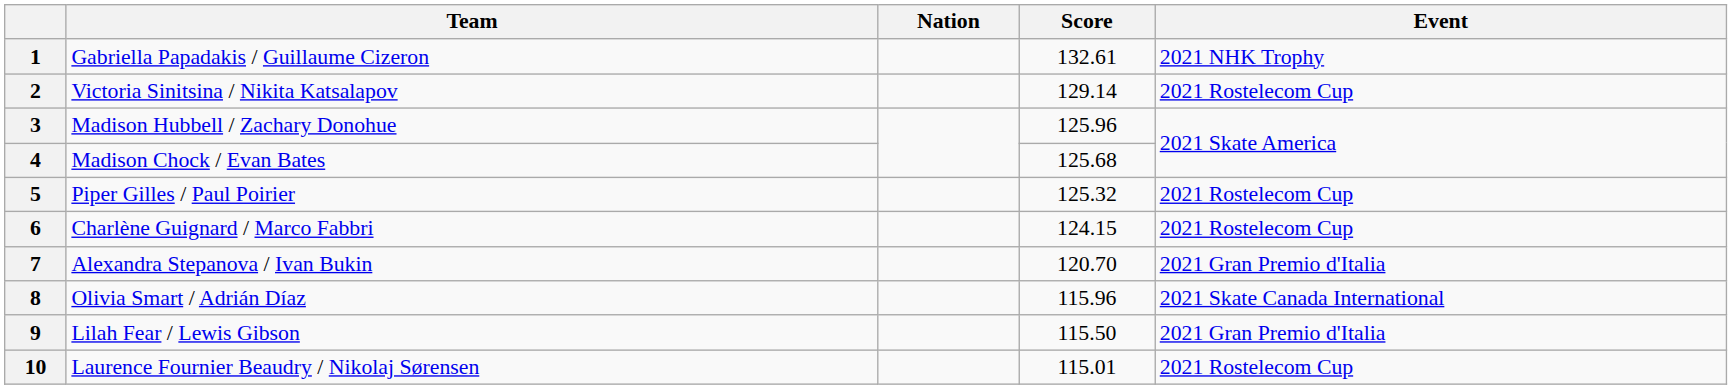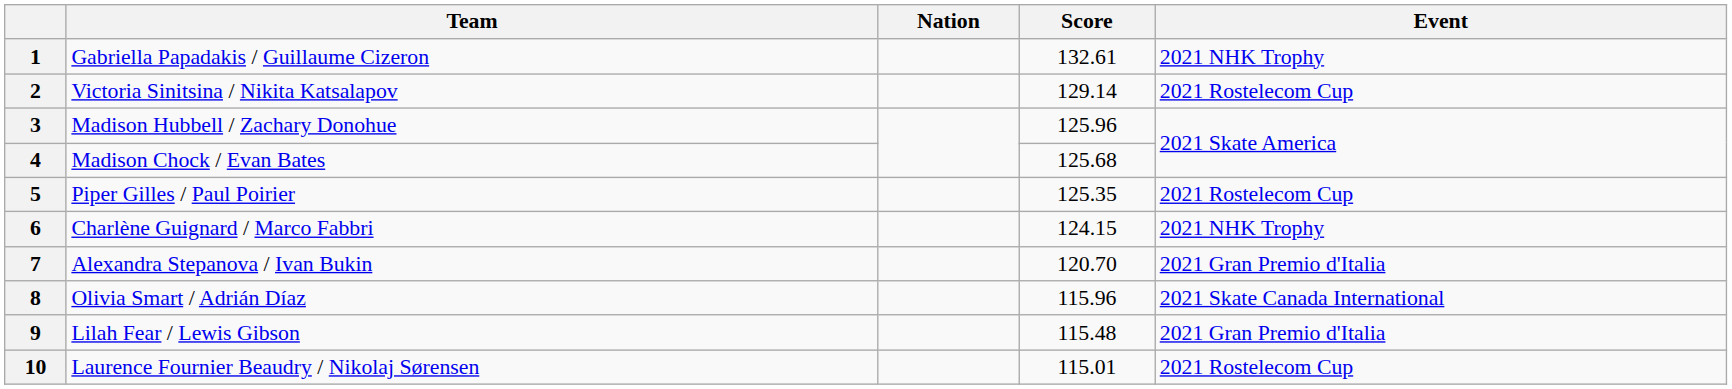(1087, 194) 125.32 -> (1087, 194) 125.35
(1256, 228) 2021 Rostelecom Cup -> (1242, 228) 2021 NHK Trophy
(1087, 332) 115.50 -> (1087, 332) 115.48
